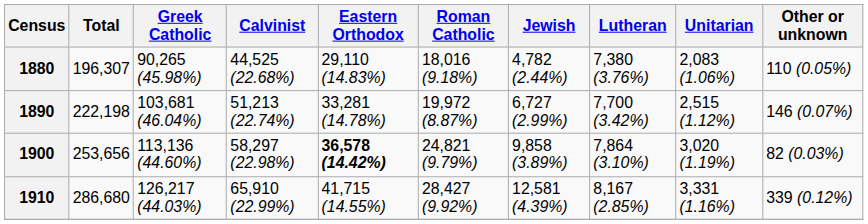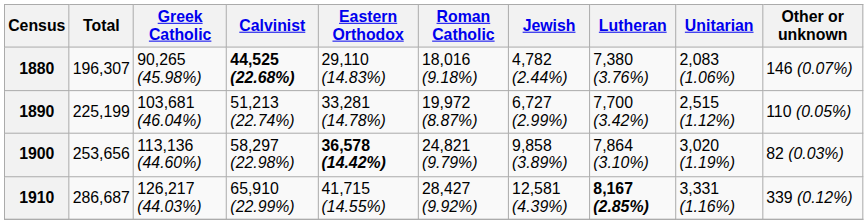(262, 68) normal -> (262, 68) bold
(809, 68) 110 (0.05%) -> (809, 68) 146 (0.07%)
(101, 111) 222,198 -> (101, 111) 225,199
(809, 111) 146 (0.07%) -> (809, 111) 110 (0.05%)
(101, 197) 286,680 -> (101, 197) 286,687
(621, 197) normal -> (621, 197) bold
